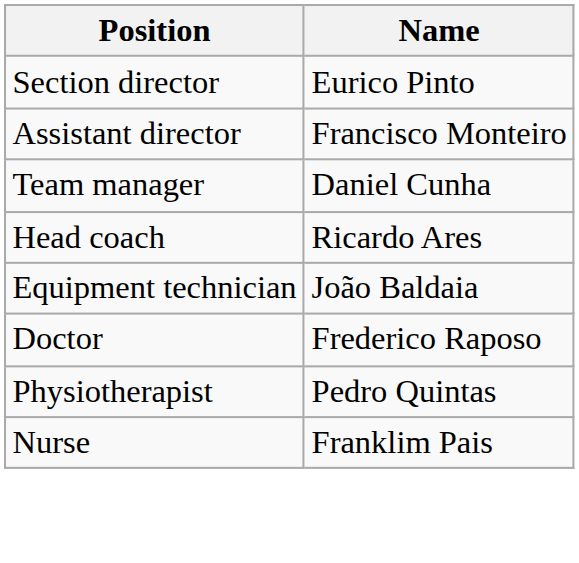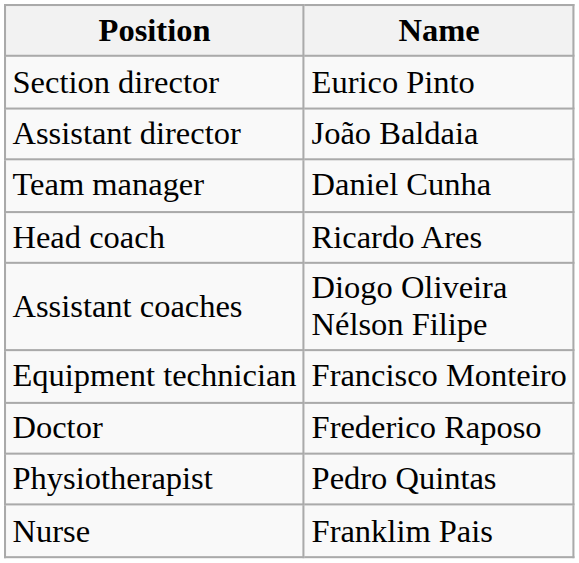(439, 133) Francisco Monteiro -> (395, 133) João Baldaia
+ row: (128, 306)
(395, 287) João Baldaia -> (439, 375) Francisco Monteiro
